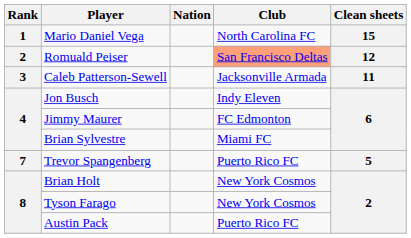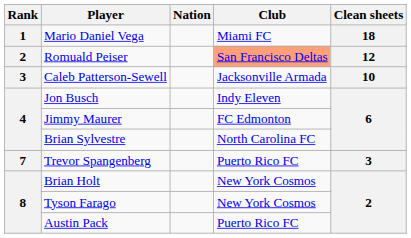(266, 35) North Carolina FC -> (244, 35) Miami FC
(369, 35) 15 -> (369, 35) 18
(369, 77) 11 -> (369, 77) 10
(244, 139) Miami FC -> (266, 139) North Carolina FC
(369, 160) 5 -> (369, 160) 3
